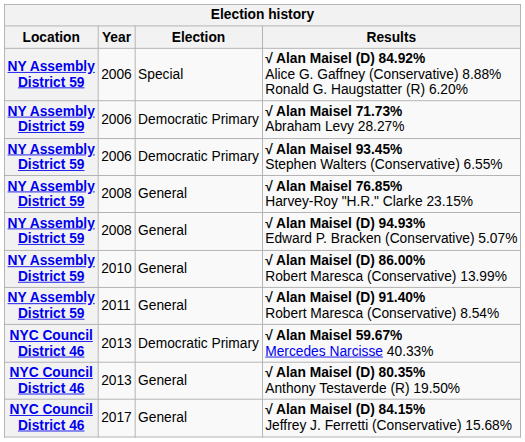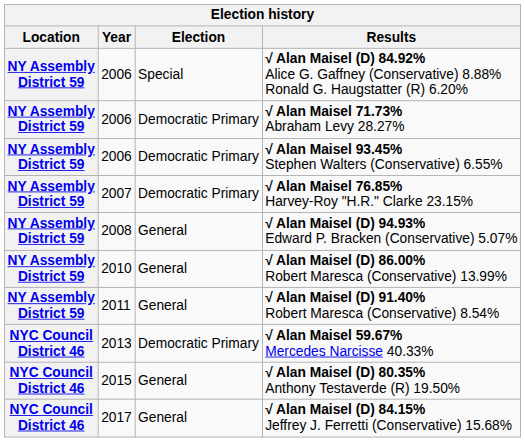(116, 194) 2008 -> (116, 194) 2007
(163, 194) General -> (198, 194) Democratic Primary
(116, 380) 2013 -> (116, 380) 2015
